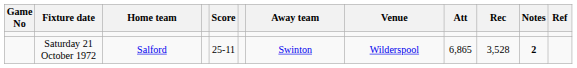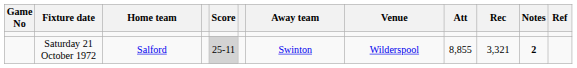(224, 50) no background -> (224, 50) lightgrey background
(460, 50) 6,865 -> (460, 50) 8,855
(498, 50) 3,528 -> (498, 50) 3,321
